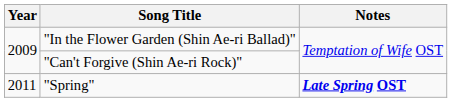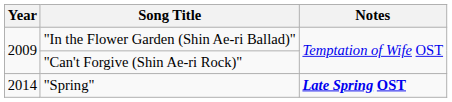(22, 85) 2011 -> (22, 85) 2014
